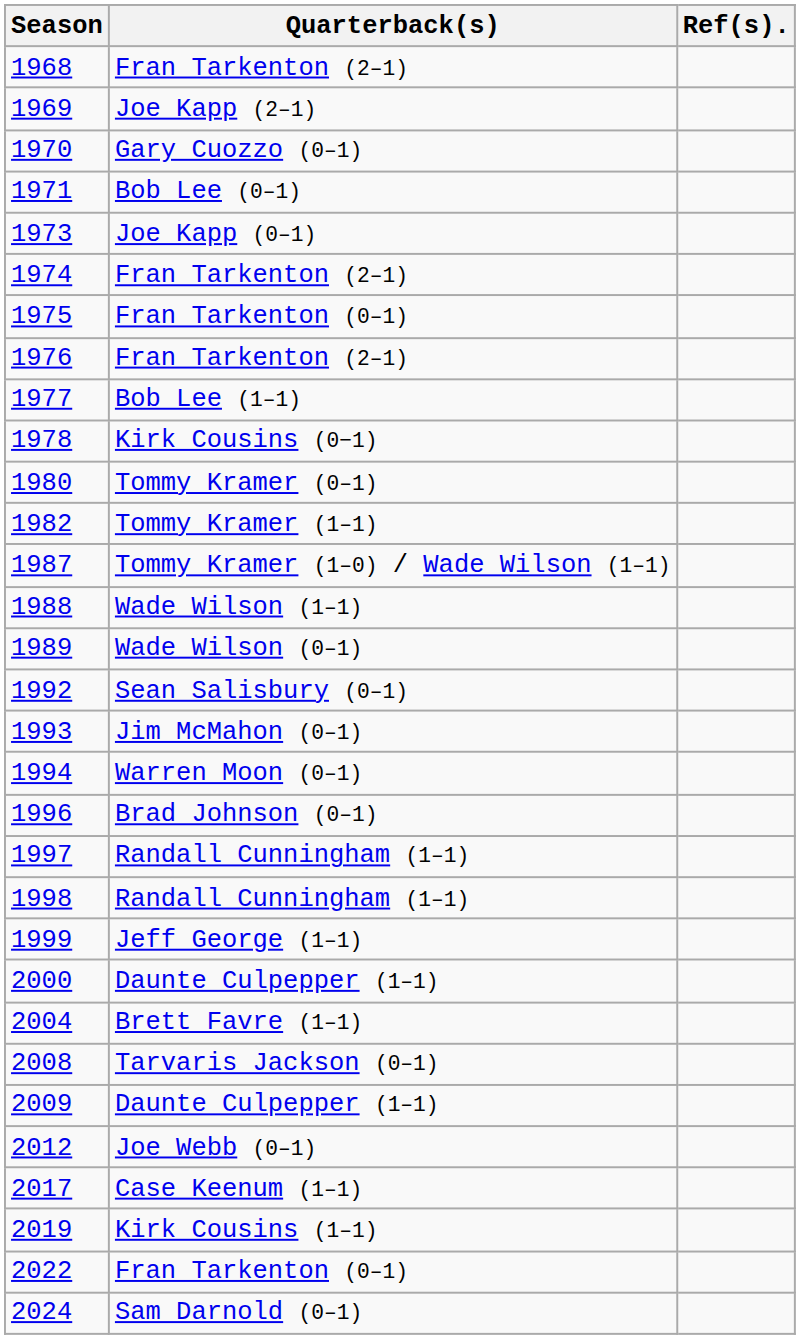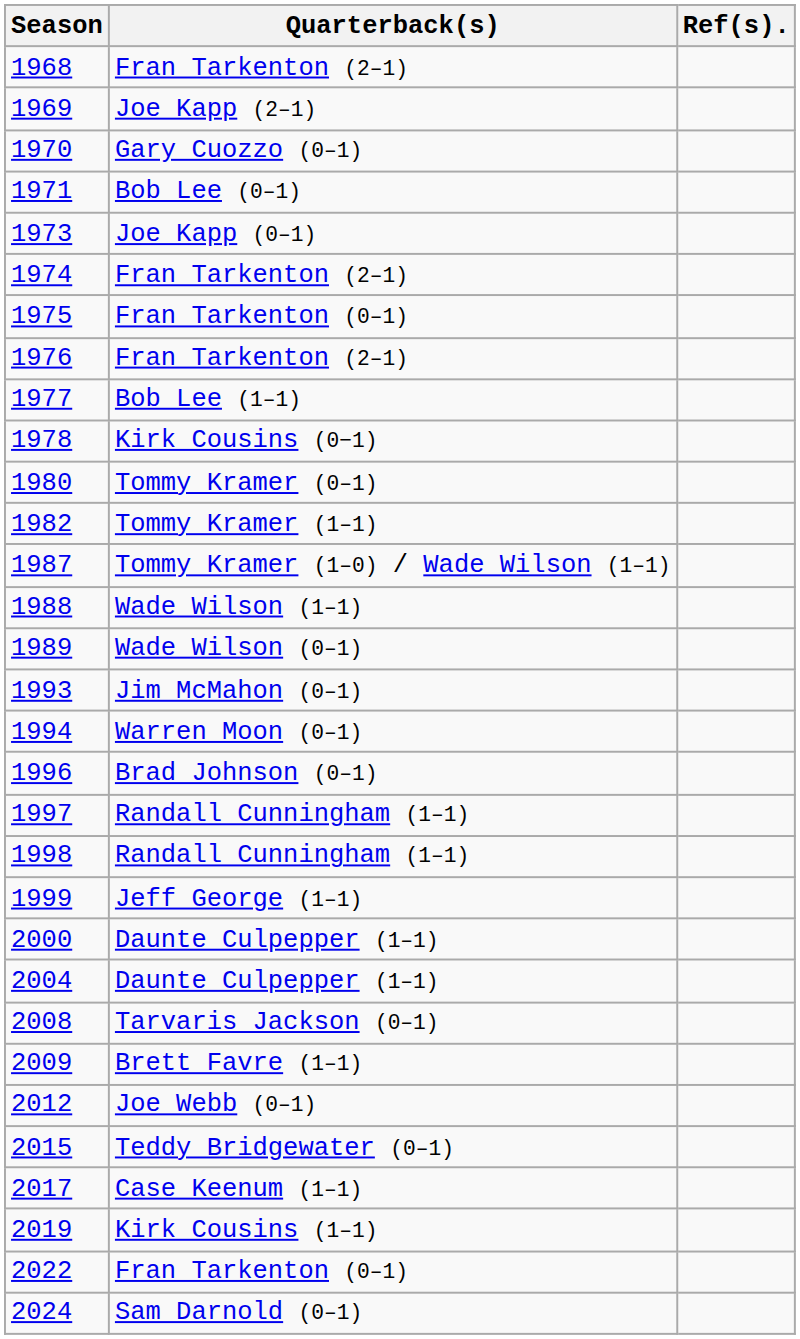- row: (42, 690)
(239, 1022) Brett Favre (1–1) -> (277, 981) Daunte Culpepper (1–1)
(277, 1105) Daunte Culpepper (1–1) -> (239, 1064) Brett Favre (1–1)
+ row: (42, 1147)
